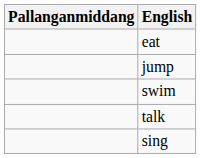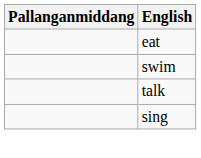- row: (158, 66)
